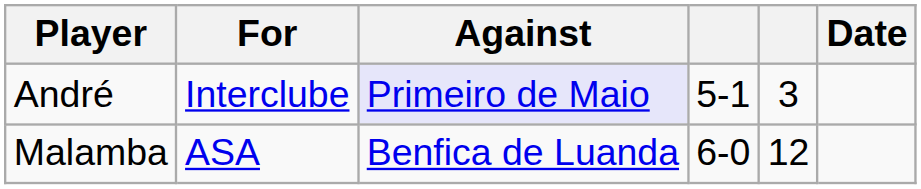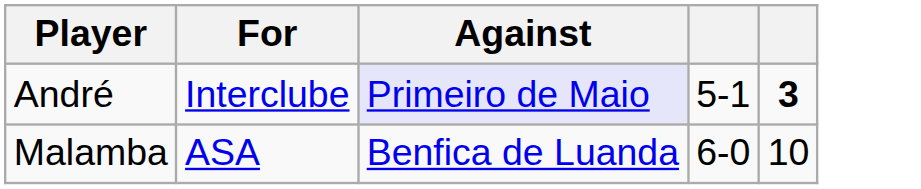- column: (867, 34)
(788, 93) normal -> (788, 93) bold
(788, 152) 12 -> (788, 152) 10
